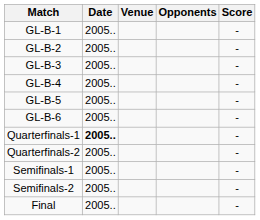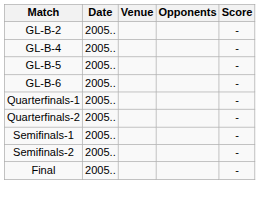- row: (43, 30)
- row: (43, 65)
(100, 135) bold -> (100, 100) normal
